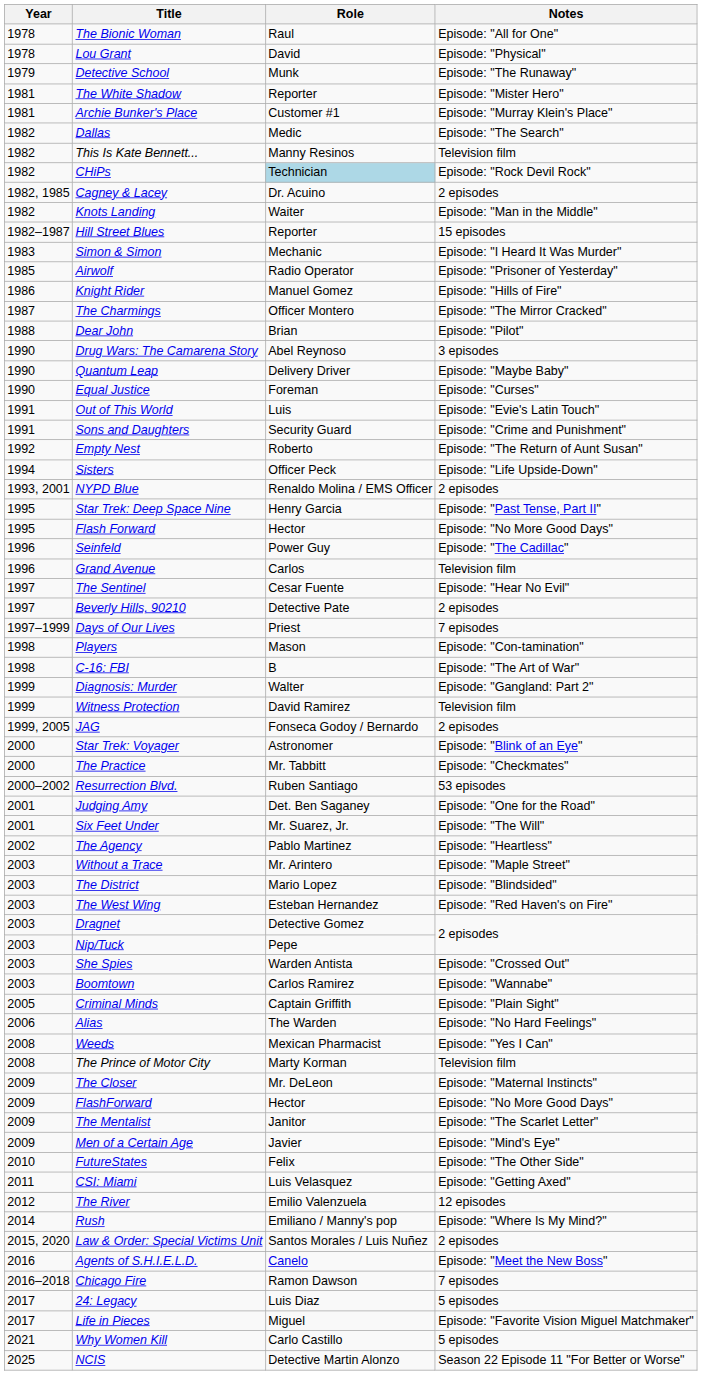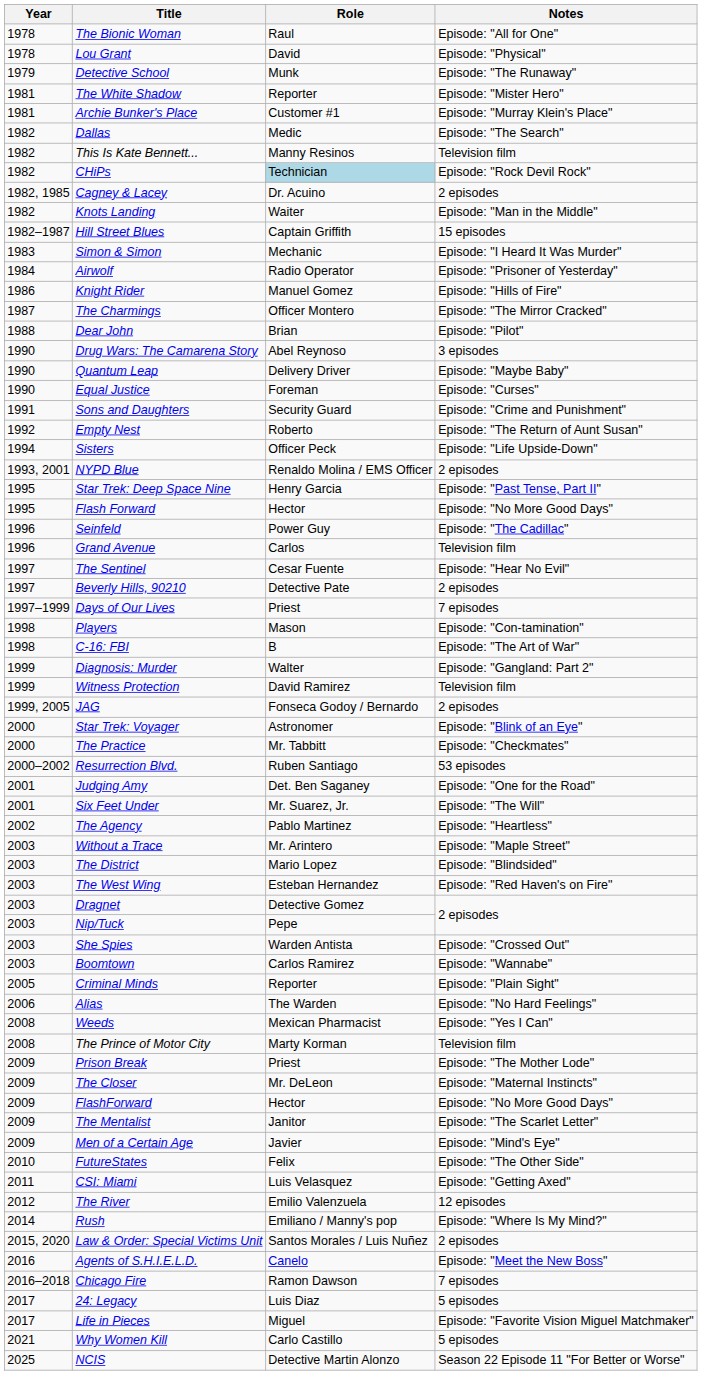(293, 232) Reporter -> (310, 232) Captain Griffith
(21, 271) 1985 -> (21, 271) 1984
- row: (124, 410)
(310, 1004) Captain Griffith -> (293, 984) Reporter
+ row: (111, 1063)
